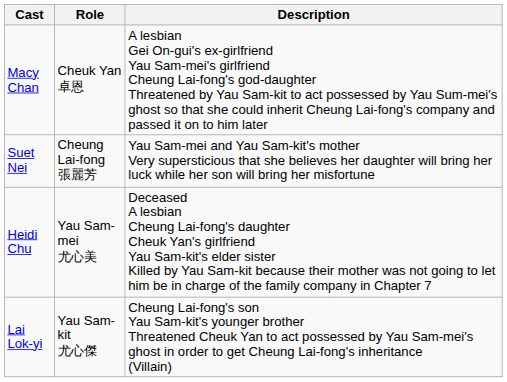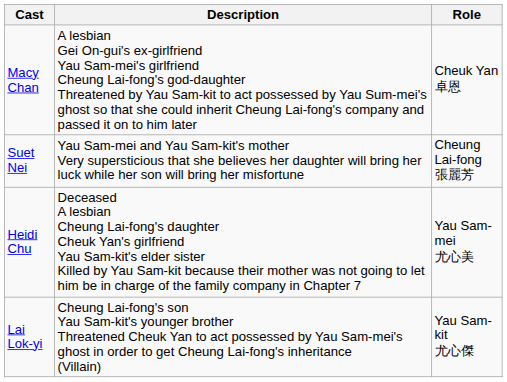columns swapped: (90, 14) <-> (314, 14)
